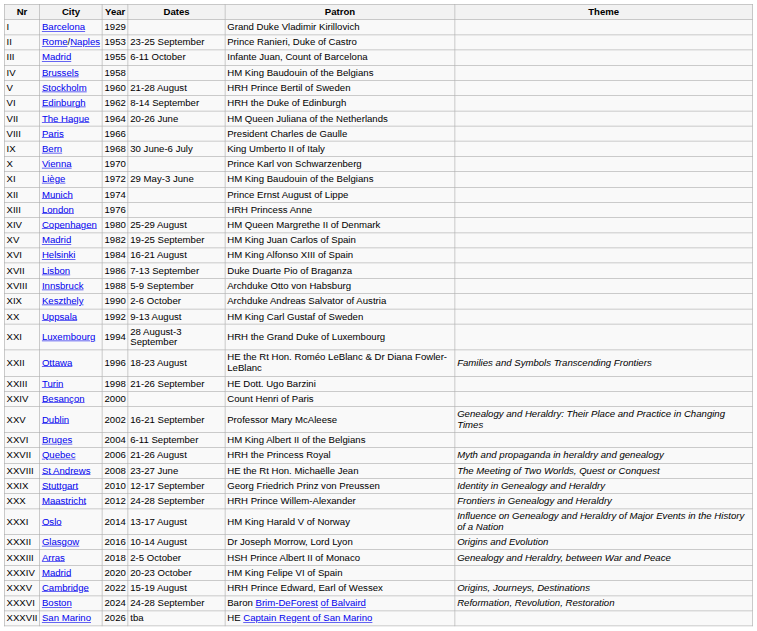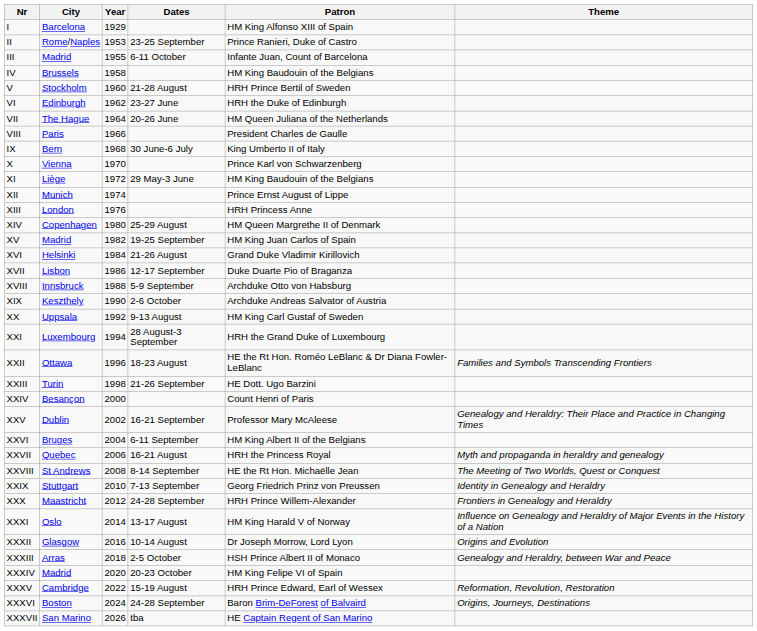(293, 27) Grand Duke Vladimir Kirillovich -> (290, 27) HM King Alfonso XIII of Spain
(165, 103) 8-14 September -> (154, 103) 23-27 June
(159, 255) 16-21 August -> (159, 255) 21-26 August
(290, 255) HM King Alfonso XIII of Spain -> (293, 255) Grand Duke Vladimir Kirillovich
(165, 270) 7-13 September -> (167, 270) 12-17 September
(159, 455) 21-26 August -> (159, 455) 16-21 August
(154, 470) 23-27 June -> (165, 470) 8-14 September
(167, 486) 12-17 September -> (165, 486) 7-13 September
(524, 588) Origins, Journeys, Destinations -> (536, 588) Reformation, Revolution, Restoration
(536, 603) Reformation, Revolution, Restoration -> (524, 603) Origins, Journeys, Destinations
